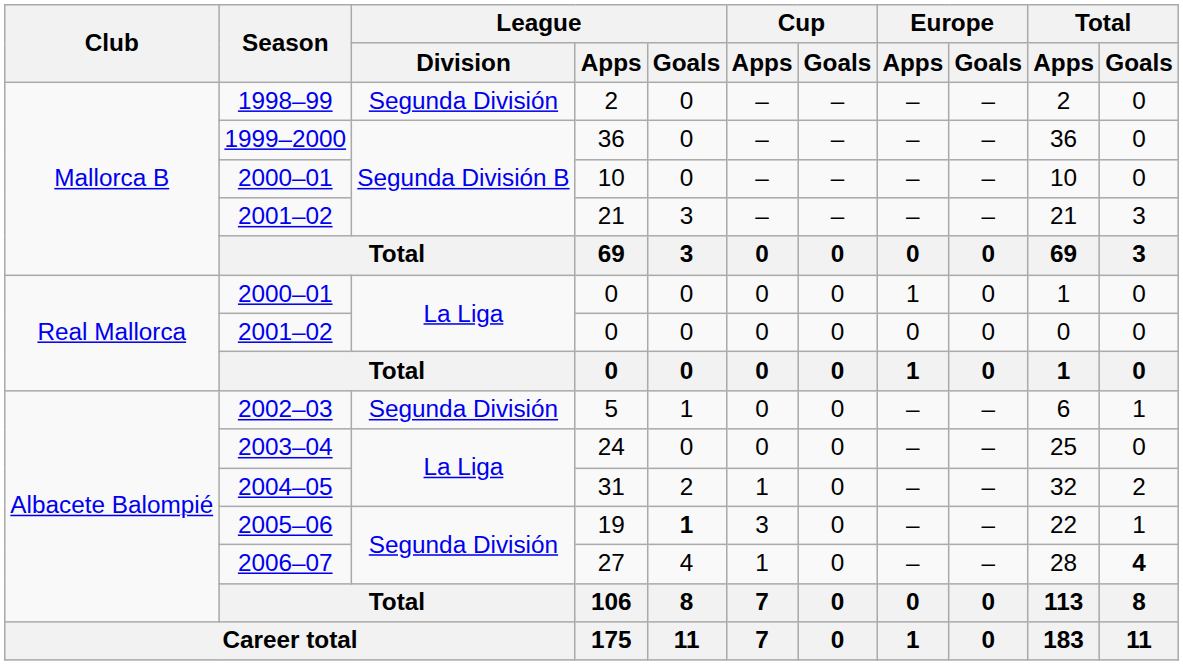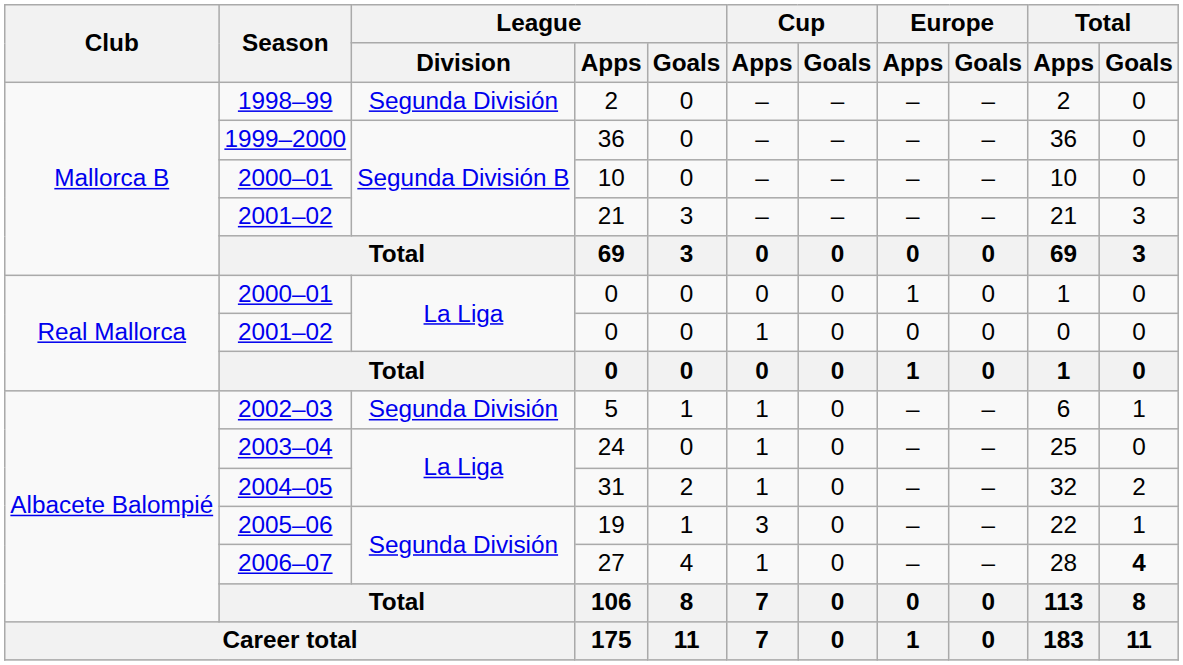(762, 332) 0 -> (762, 332) 1
(762, 409) 0 -> (762, 409) 1
(762, 448) 0 -> (762, 448) 1
(687, 525) bold -> (687, 525) normal
